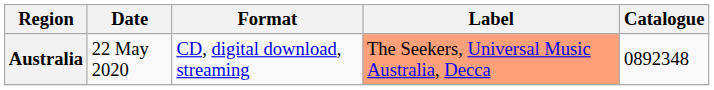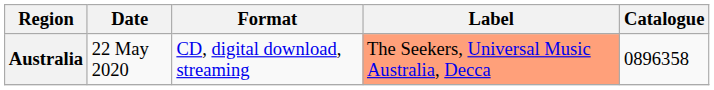(656, 59) 0892348 -> (656, 59) 0896358
